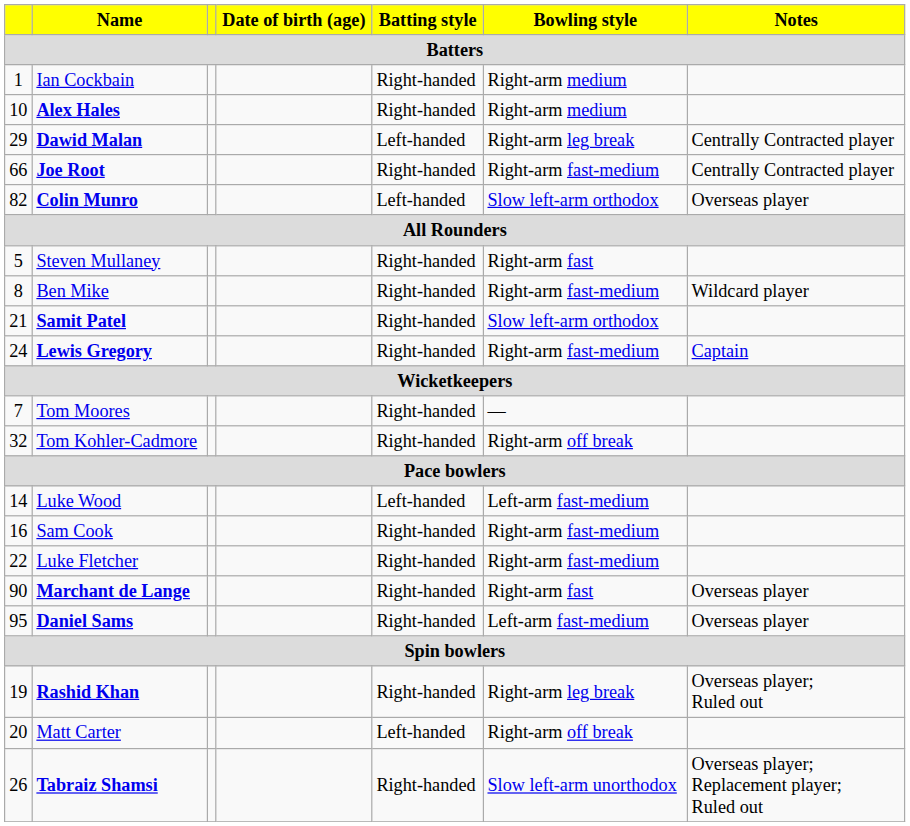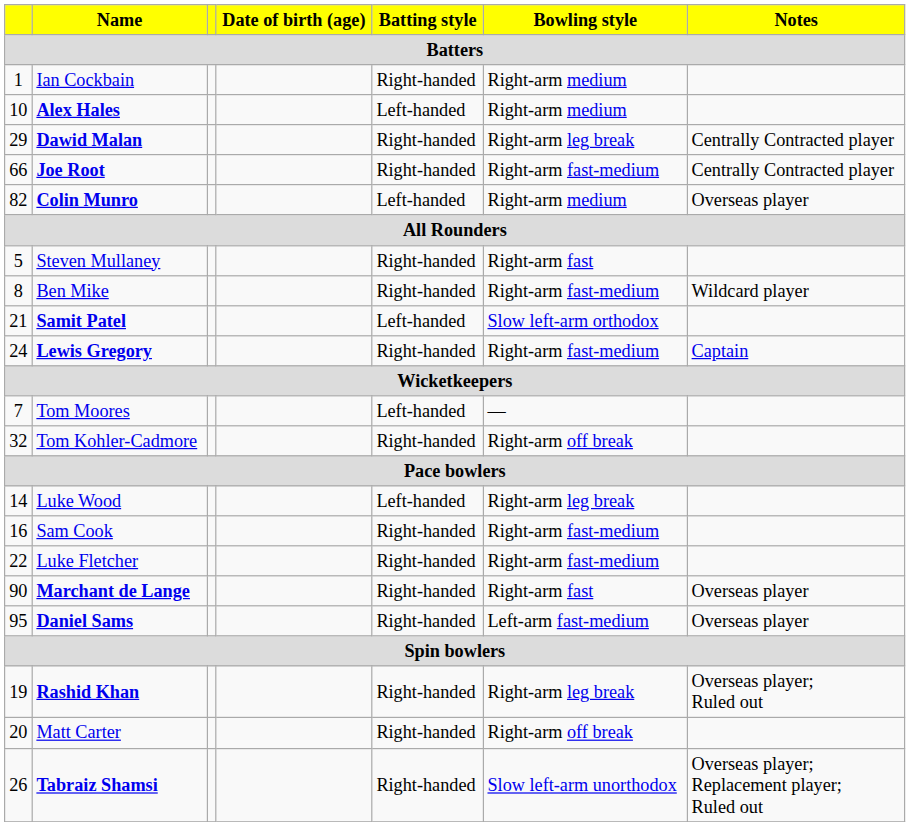(426, 109) Right-handed -> (421, 109) Left-handed
(421, 140) Left-handed -> (426, 140) Right-handed
(573, 200) Slow left-arm orthodox -> (557, 200) Right-arm medium
(426, 320) Right-handed -> (421, 320) Left-handed
(426, 410) Right-handed -> (421, 410) Left-handed
(568, 500) Left-arm fast-medium -> (561, 500) Right-arm leg break
(421, 733) Left-handed -> (426, 733) Right-handed
